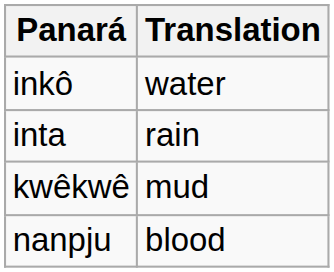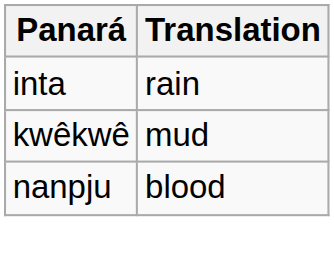- row: (43, 82)
